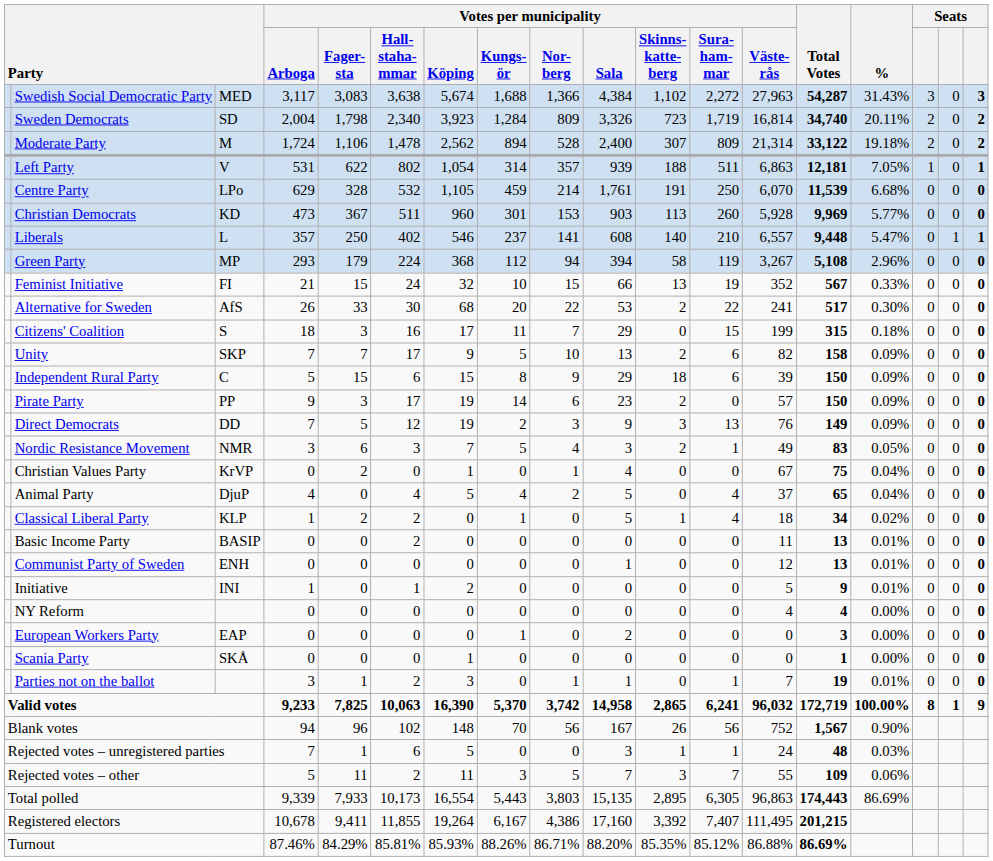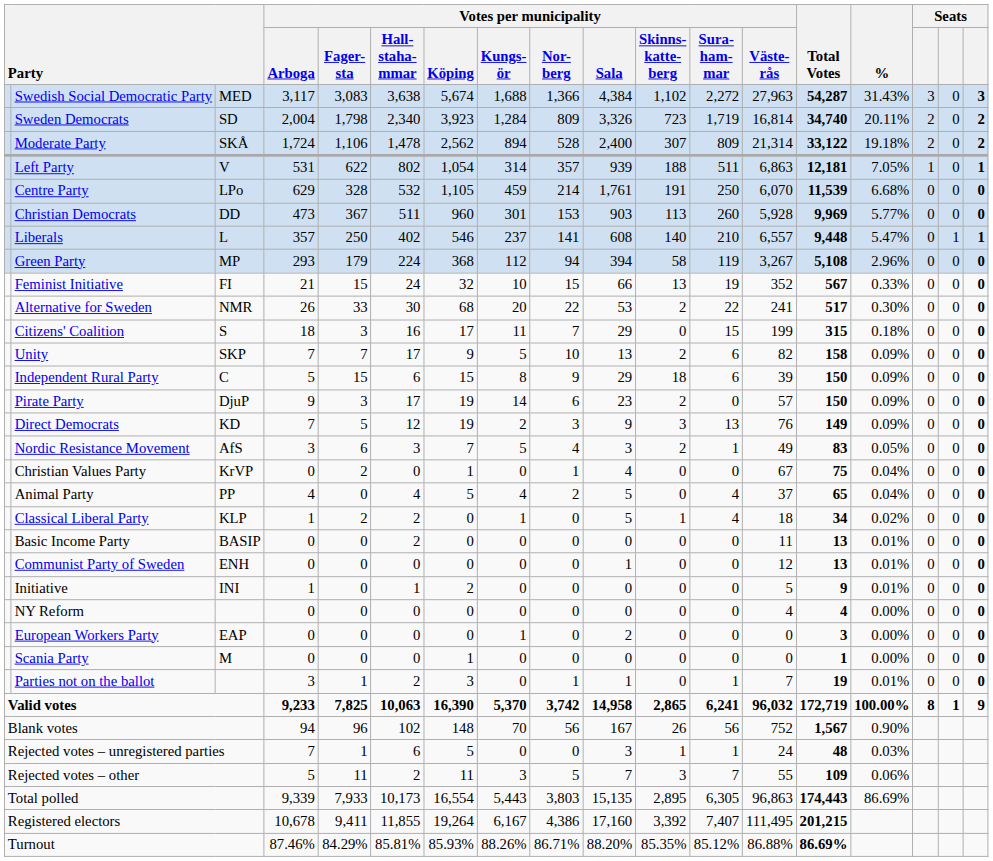(225, 142) M -> (234, 142) SKÅ
(230, 214) KD -> (230, 214) DD
(231, 307) AfS -> (236, 307) NMR
(227, 401) PP -> (234, 401) DjuP
(230, 424) DD -> (230, 424) KD
(236, 447) NMR -> (231, 447) AfS
(234, 494) DjuP -> (227, 494) PP
(234, 658) SKÅ -> (225, 658) M
